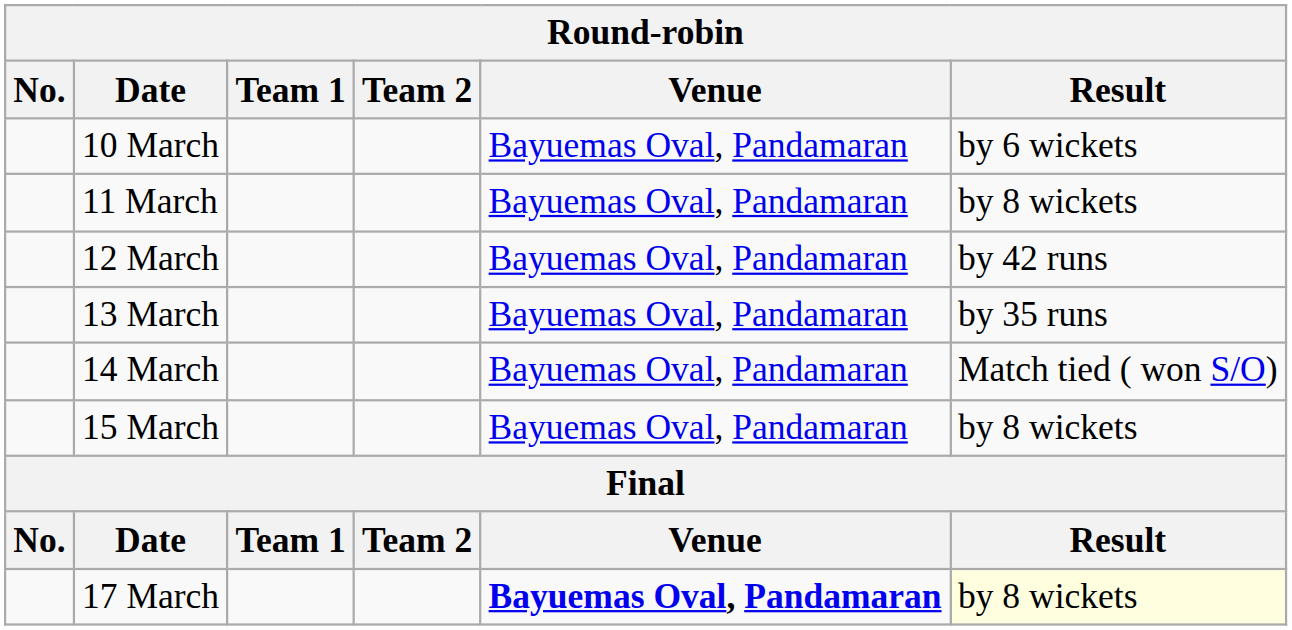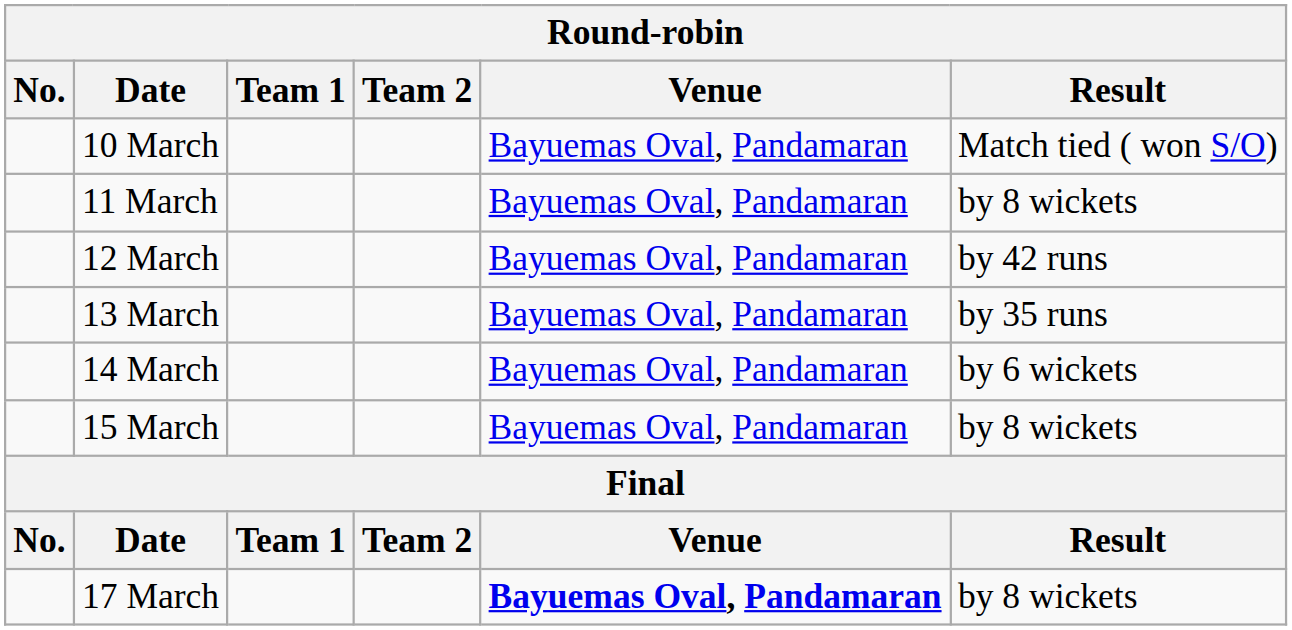(1048, 145) by 6 wickets -> (1118, 145) Match tied ( won S/O)
(1118, 370) Match tied ( won S/O) -> (1048, 370) by 6 wickets
(1048, 595) lightyellow background -> (1048, 595) no background
